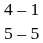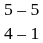rows swapped: (22, 9) <-> (22, 33)
